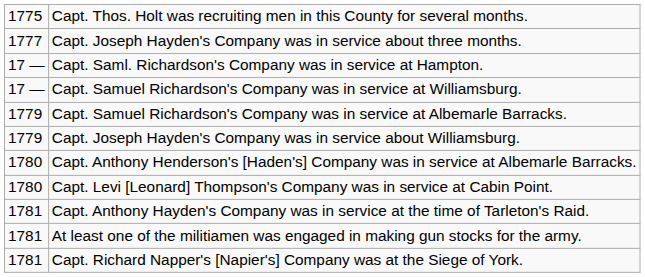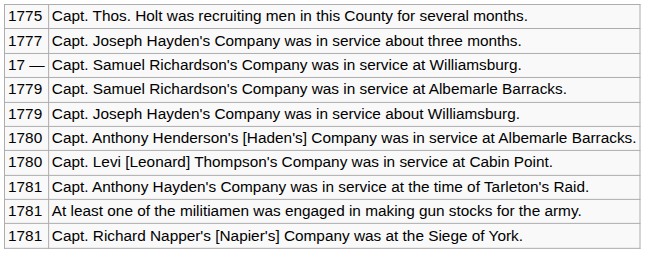- row: (268, 65)
